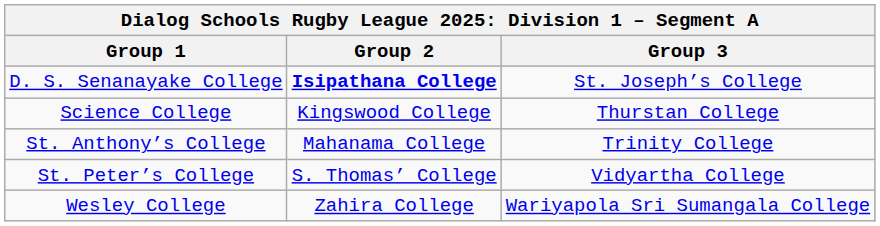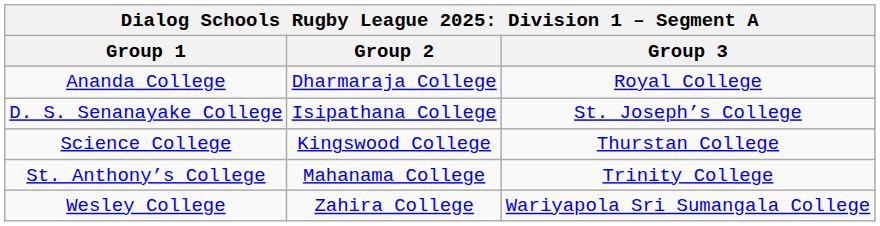+ row: (146, 82)
(394, 82) bold -> (394, 113) normal
- row: (146, 175)
